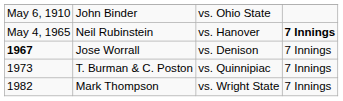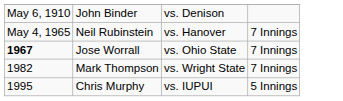(234, 13) vs. Ohio State -> (194, 13) vs. Denison
(310, 31) bold -> (274, 31) normal
(228, 50) vs. Denison -> (200, 50) vs. Ohio State
- row: (134, 68)
+ row: (110, 86)
